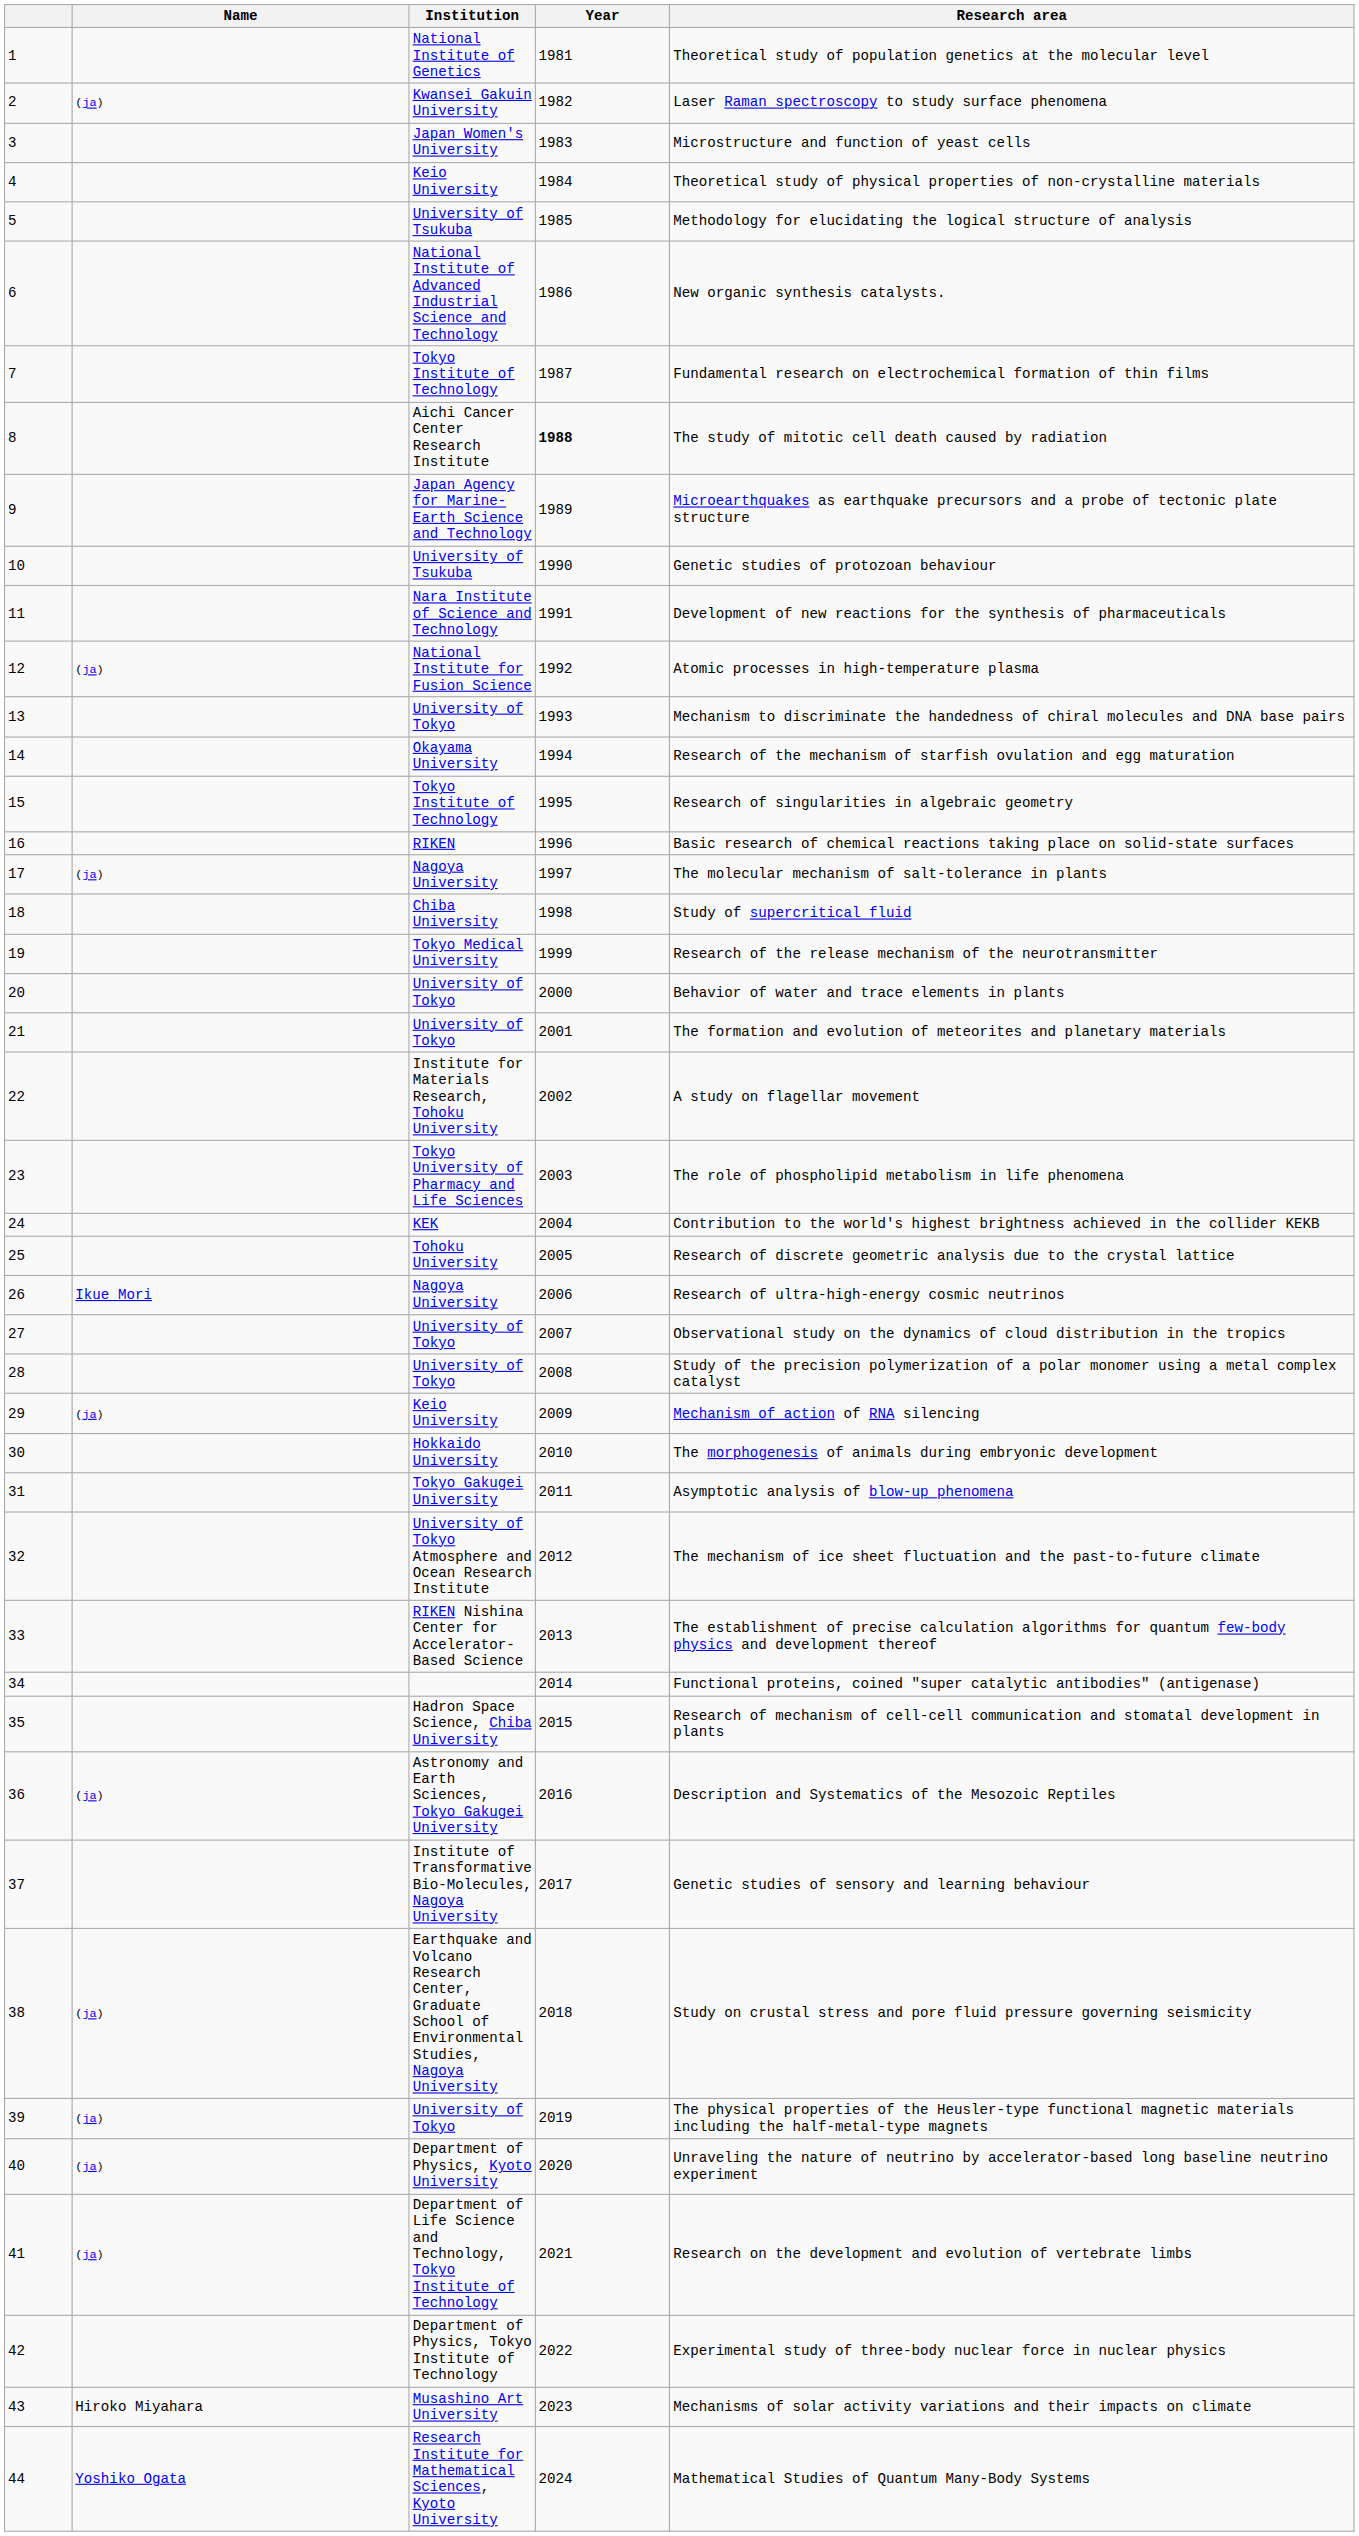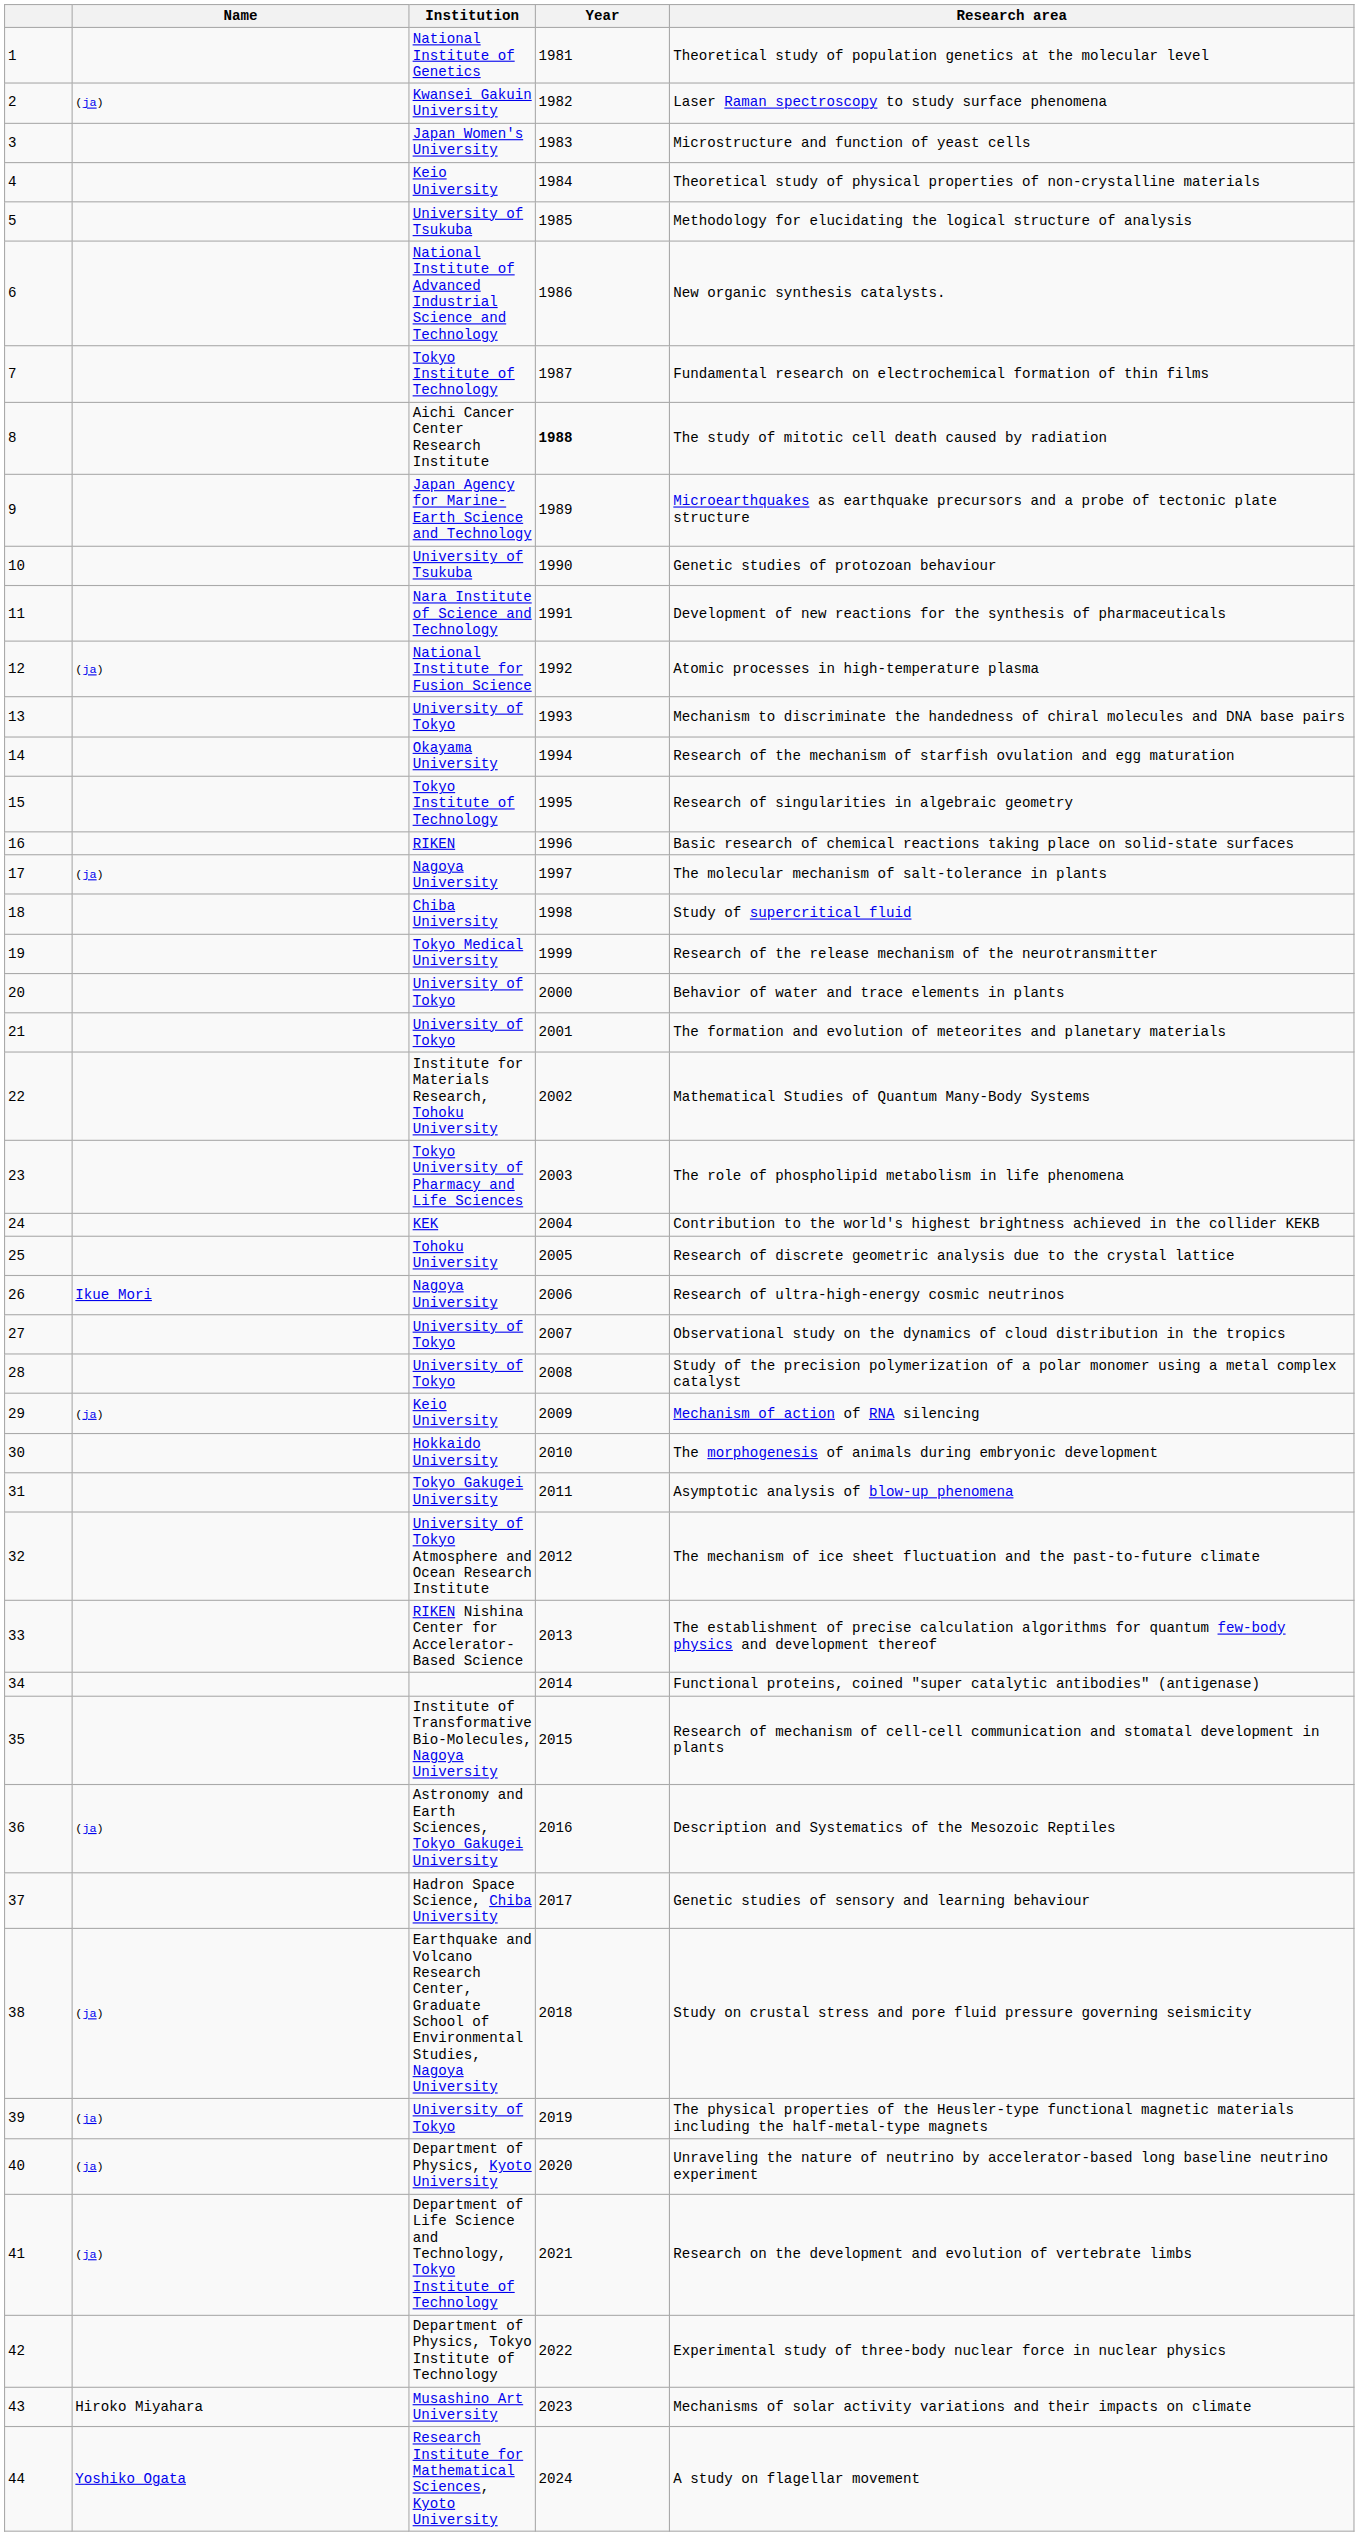(797, 1096) A study on flagellar movement -> (882, 1096) Mathematical Studies of Quantum Many-Body Systems
(472, 1724) Hadron Space Science, Chiba University -> (472, 1740) Institute of Transformative Bio-Molecules, Nagoya University
(472, 1884) Institute of Transformative Bio-Molecules, Nagoya University -> (472, 1901) Hadron Space Science, Chiba University
(882, 2479) Mathematical Studies of Quantum Many-Body Systems -> (797, 2479) A study on flagellar movement
